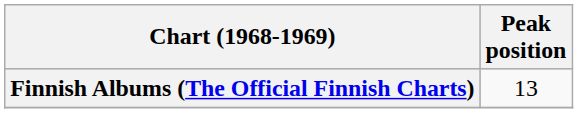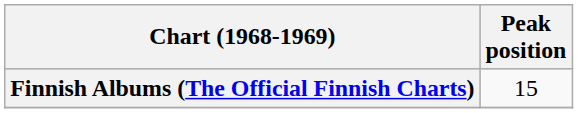(526, 88) 13 -> (526, 88) 15
